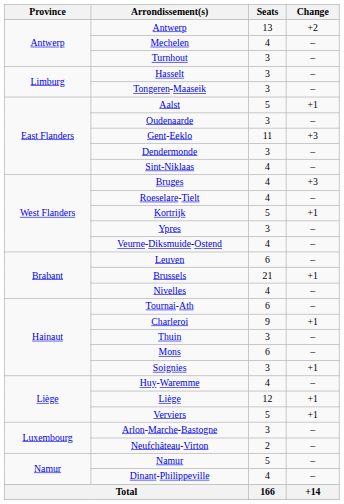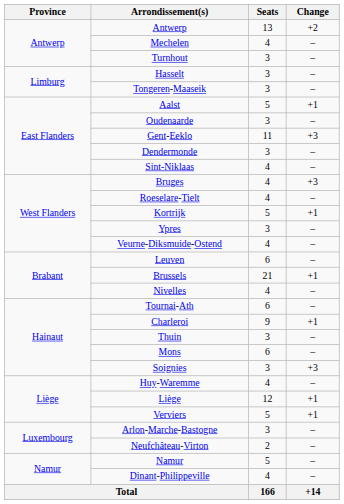(313, 368) +1 -> (313, 368) +3
